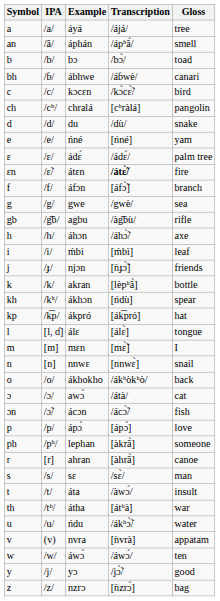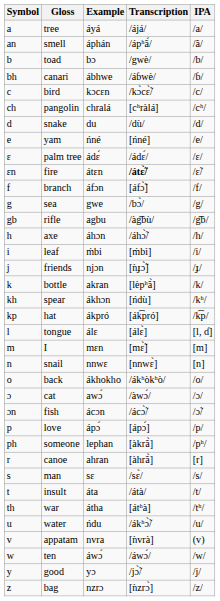columns swapped: (54, 12) <-> (193, 12)
(118, 60) /bɔ̀/ -> (140, 60) /gwè/
(122, 204) /gwè/ -> (136, 204) /bɔ̀/
(119, 396) /átà/ -> (140, 396) /àwɔ́/
(122, 492) /àwɔ́/ -> (138, 492) /átà/
